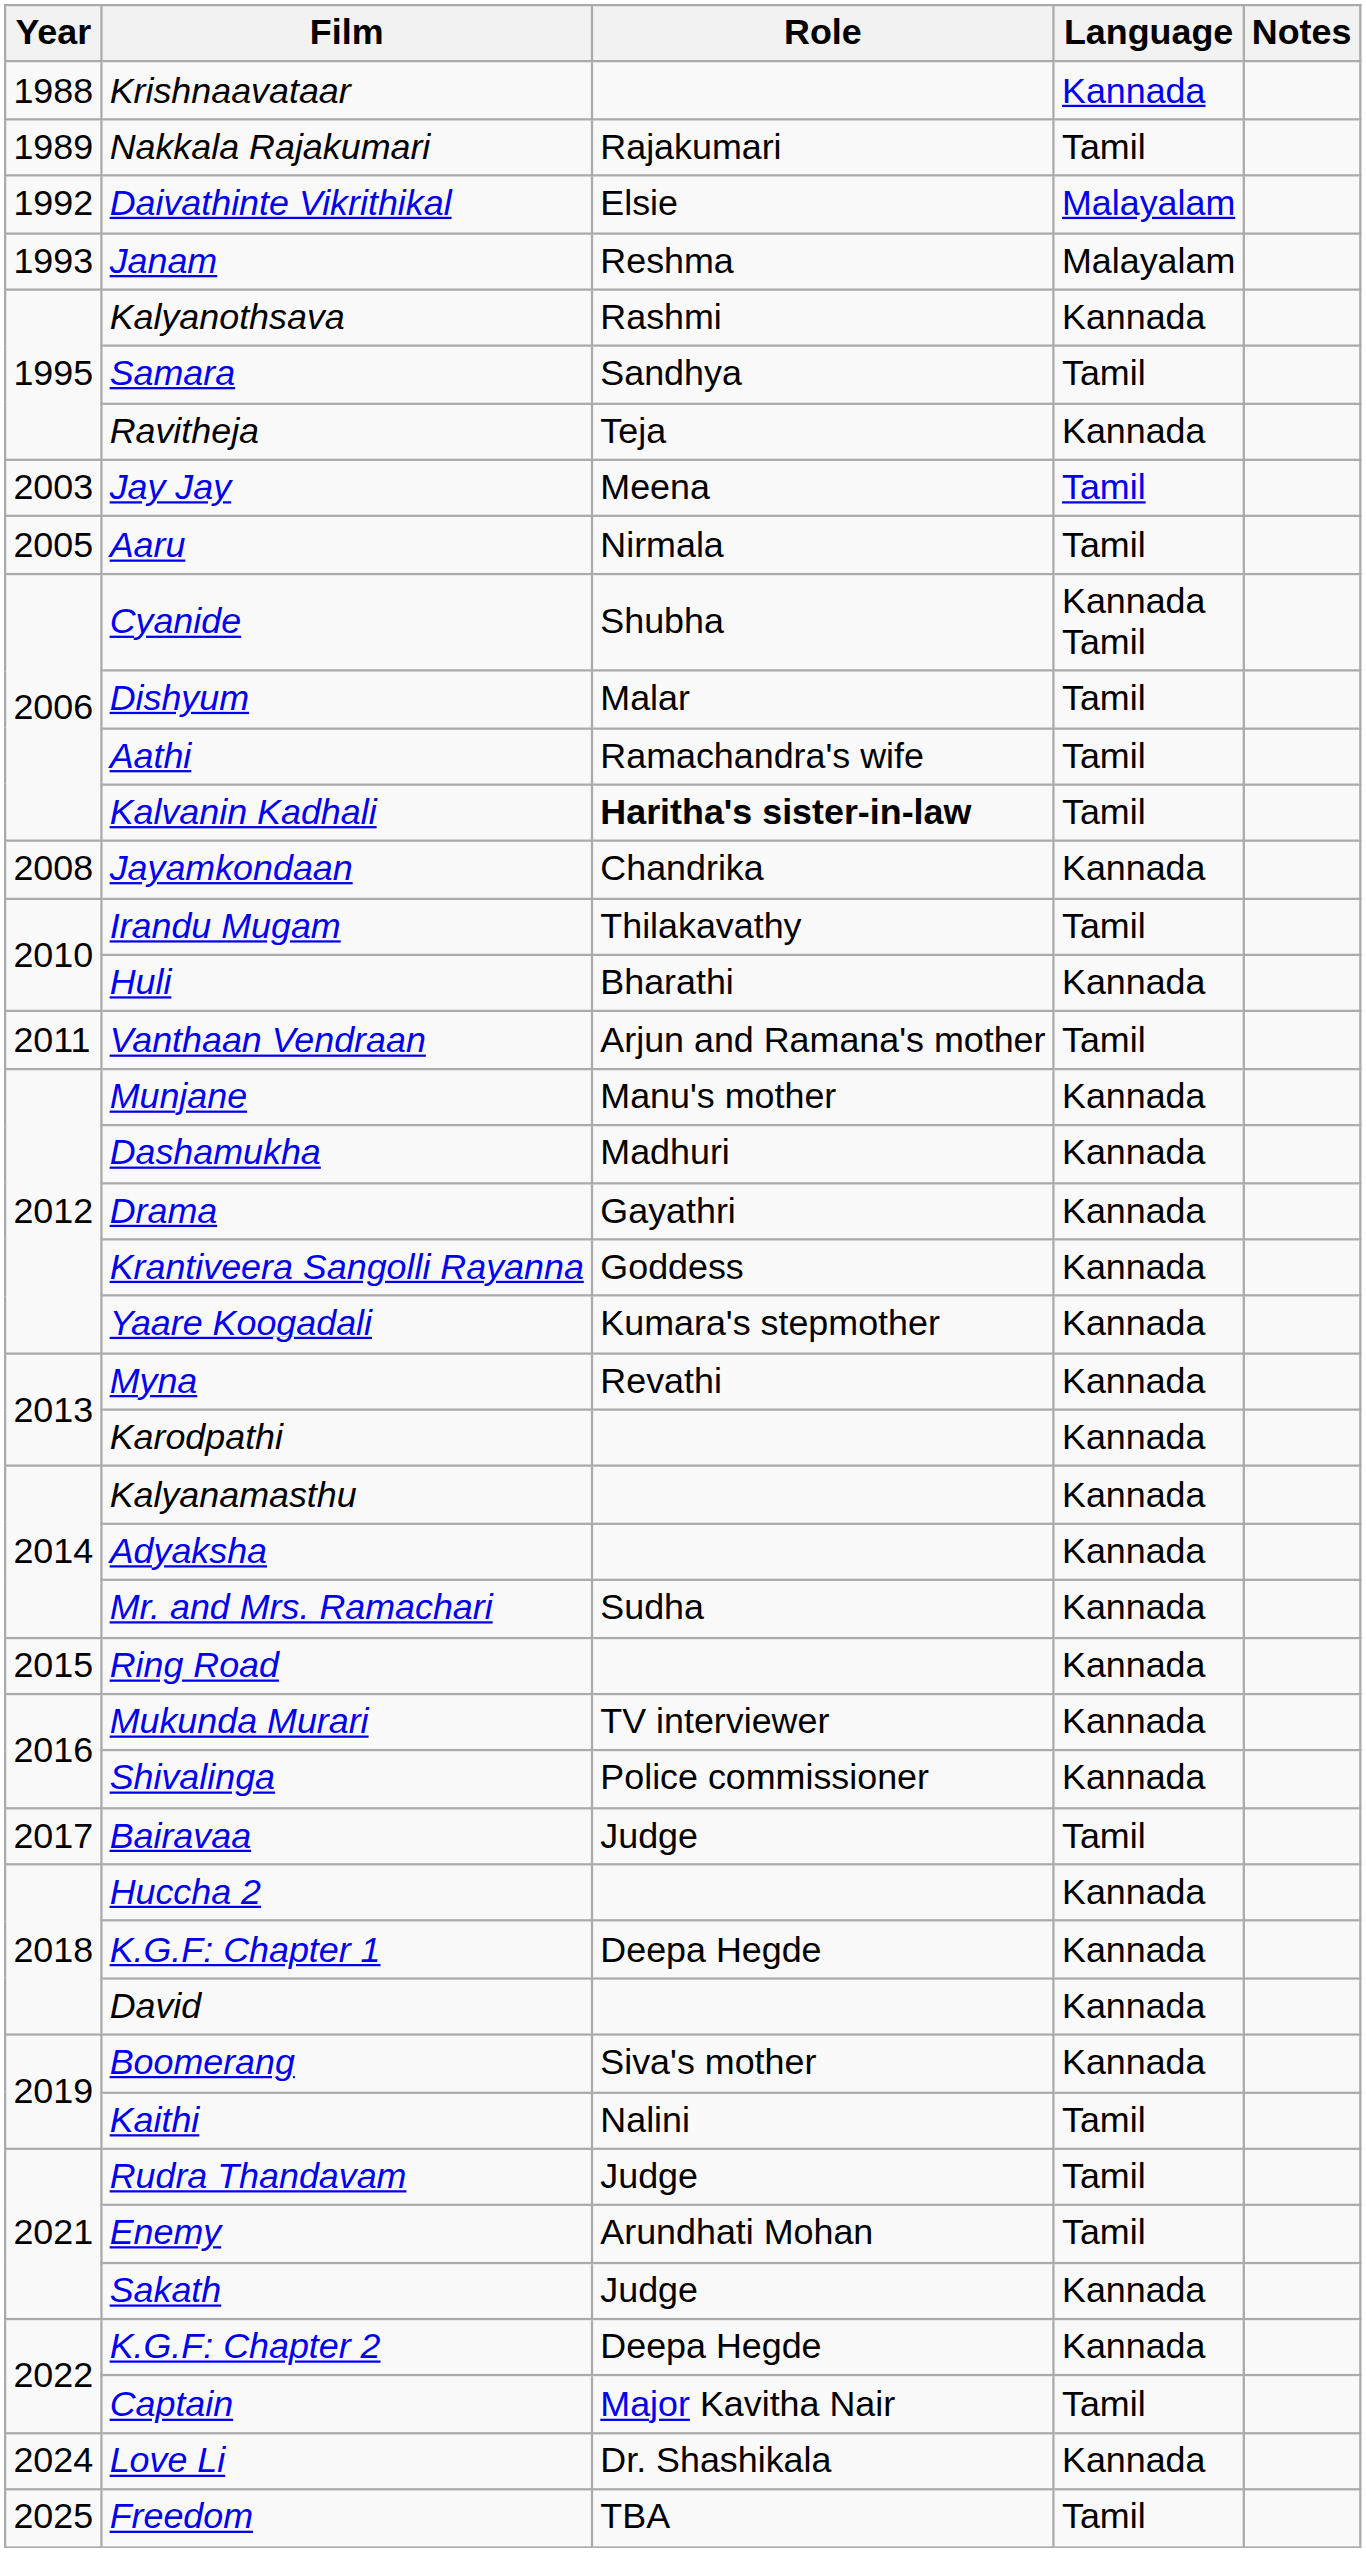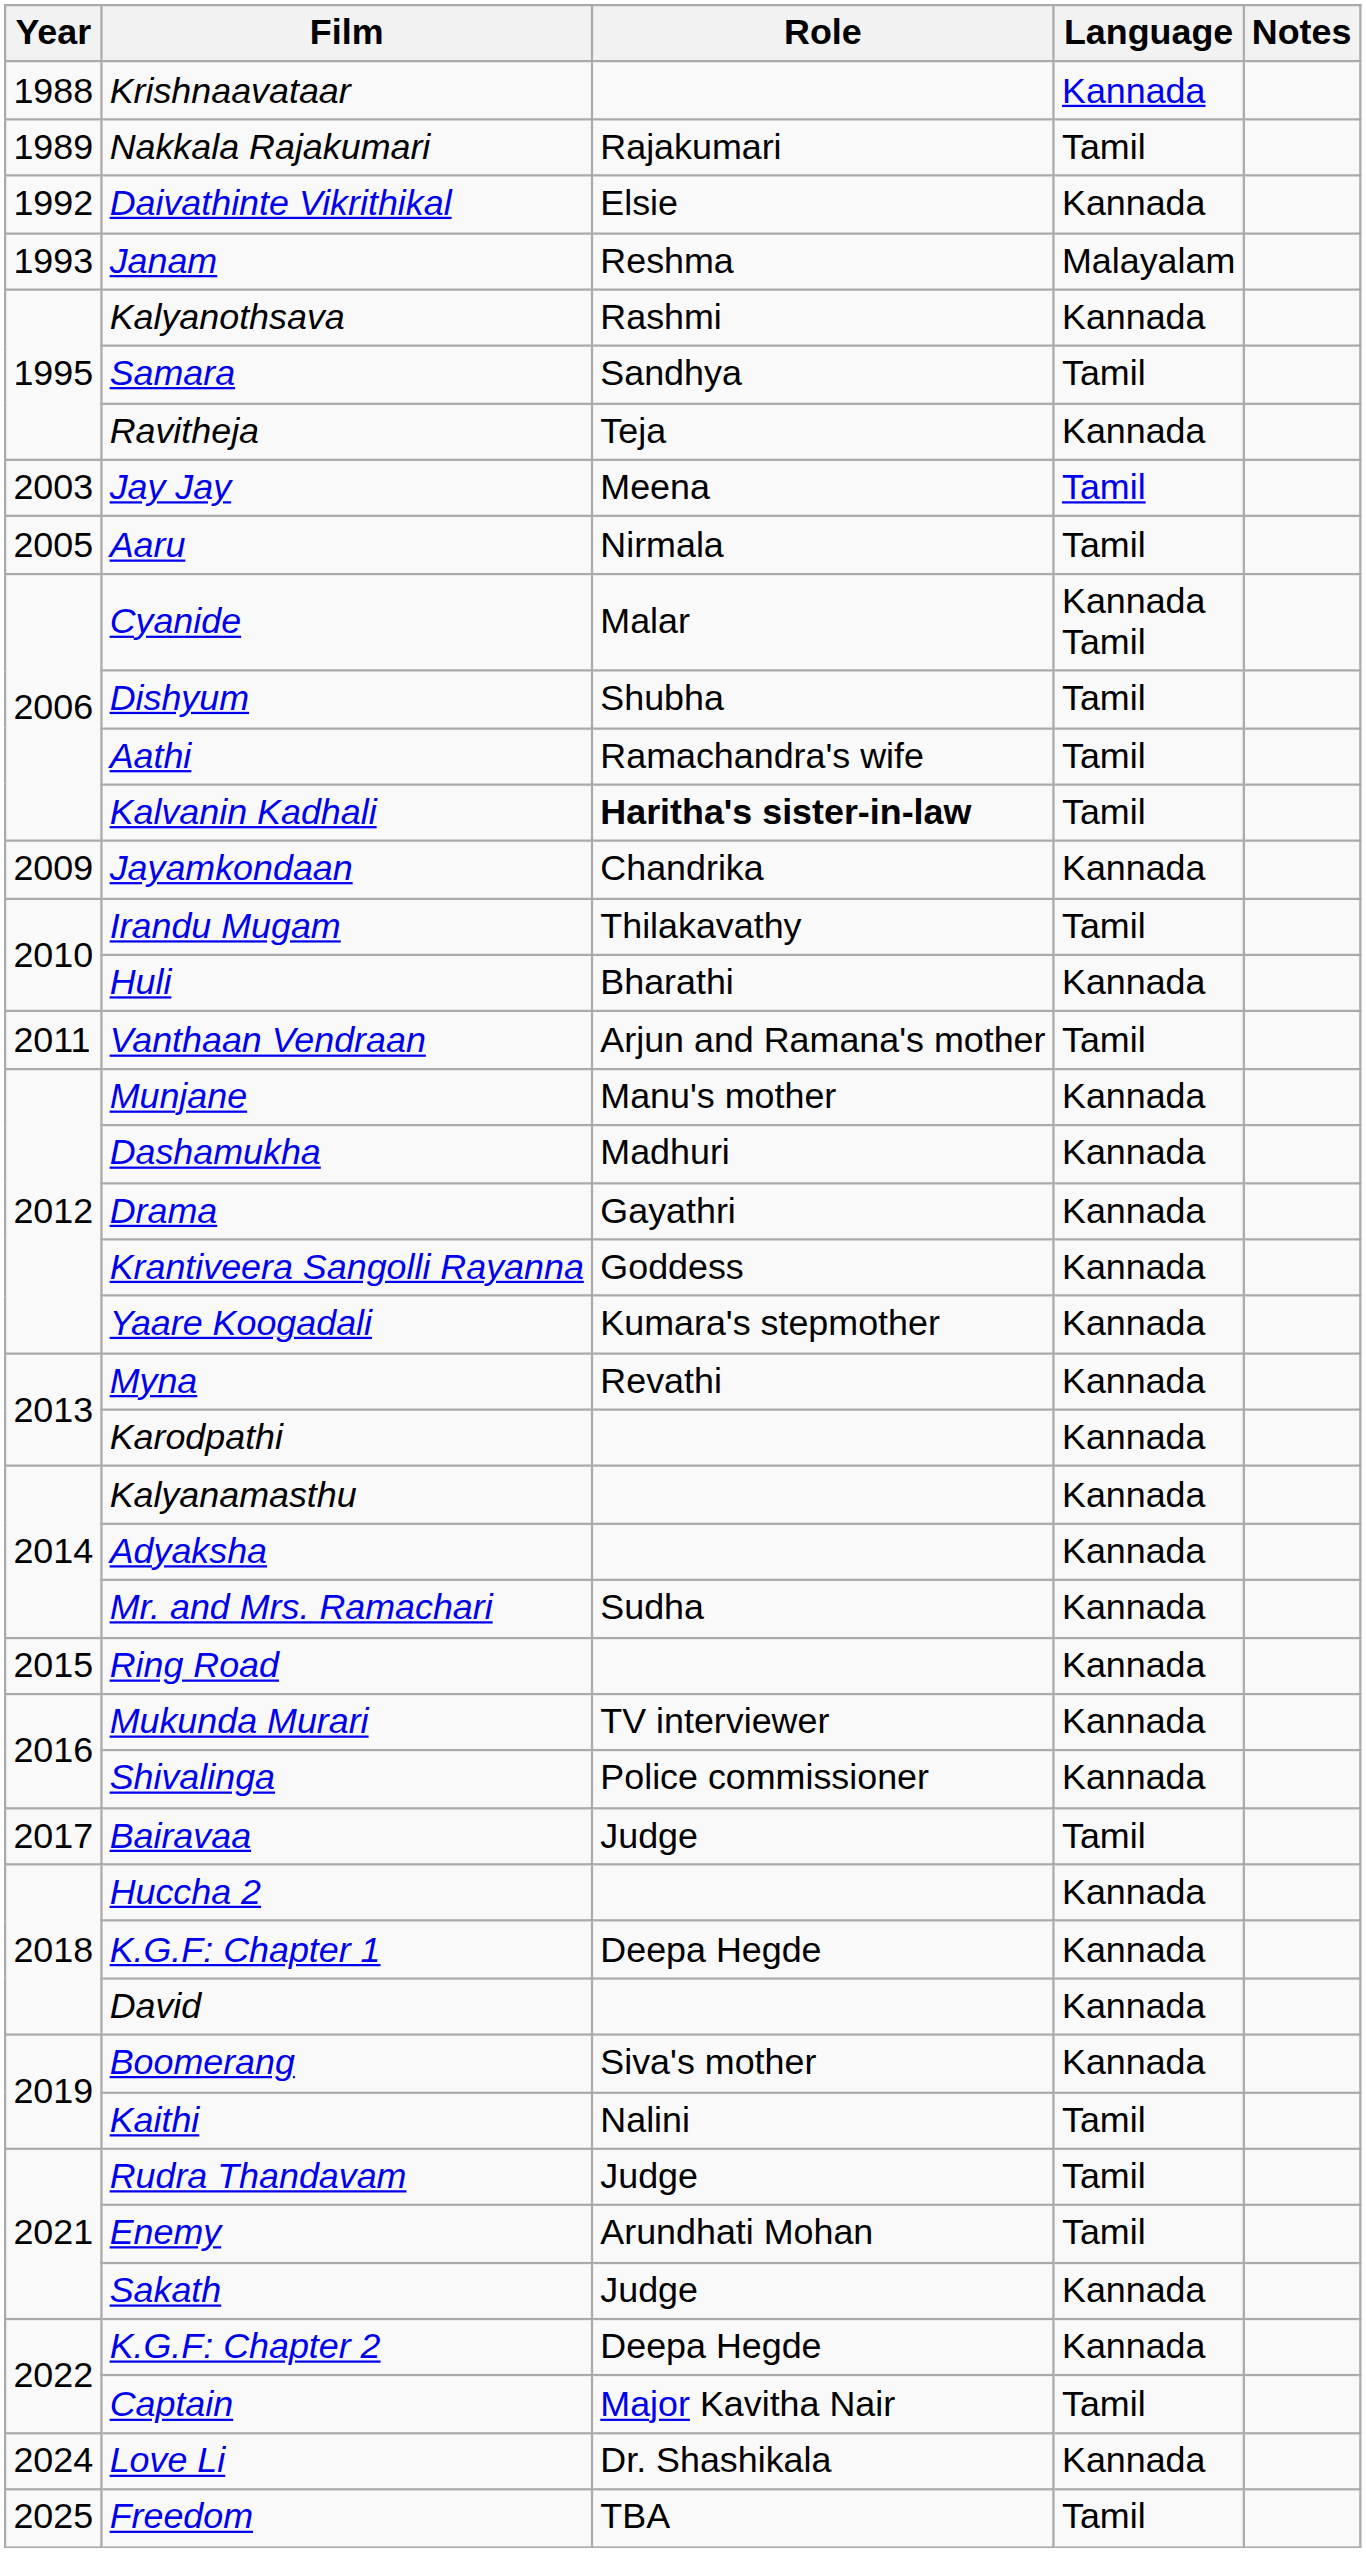(1149, 203) Malayalam -> (1134, 203) Kannada
(662, 621) Shubha -> (645, 621) Malar
(645, 698) Malar -> (662, 698) Shubha
(53, 868) 2008 -> (53, 868) 2009
